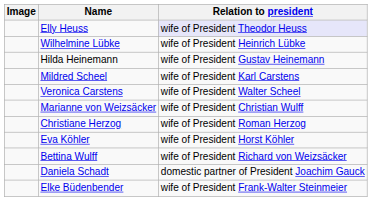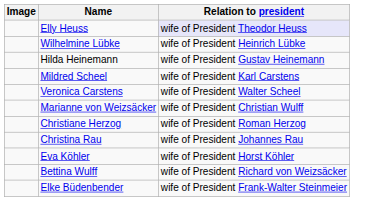+ row: (71, 140)
- row: (75, 172)
